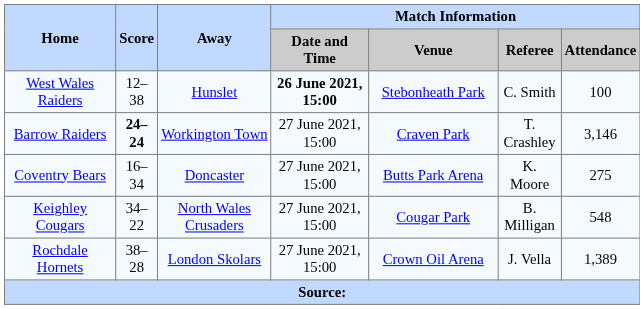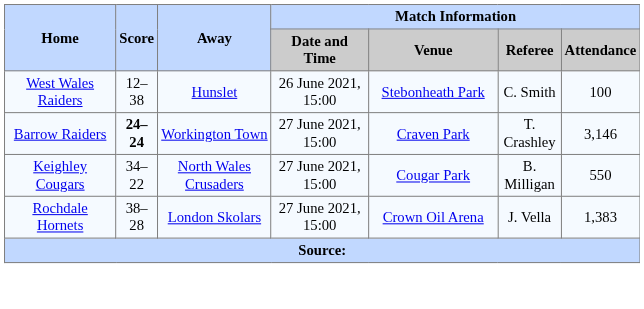(320, 91) bold -> (320, 91) normal
- row: (60, 175)
(600, 217) 548 -> (600, 175) 550
(600, 258) 1,389 -> (600, 217) 1,383
